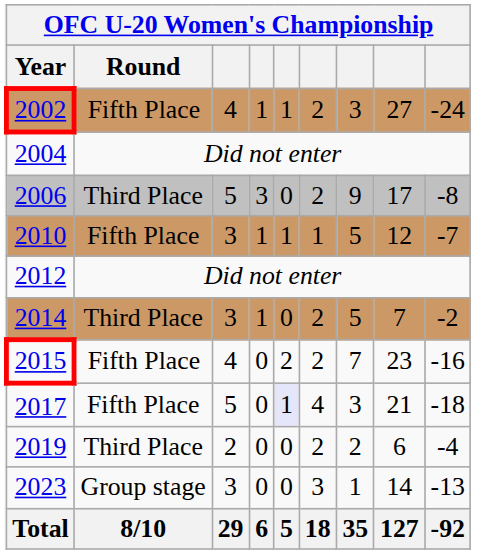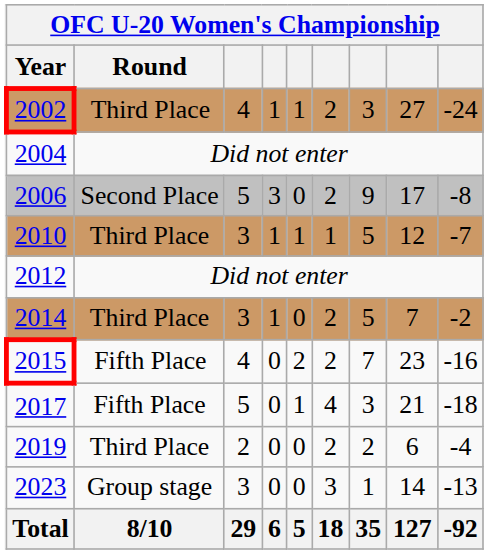(144, 109) Fifth Place -> (150, 109) Third Place
(143, 194) Third Place -> (150, 194) Second Place
(143, 235) Fifth Place -> (150, 235) Third Place
(286, 404) lavender background -> (299, 404) no background
